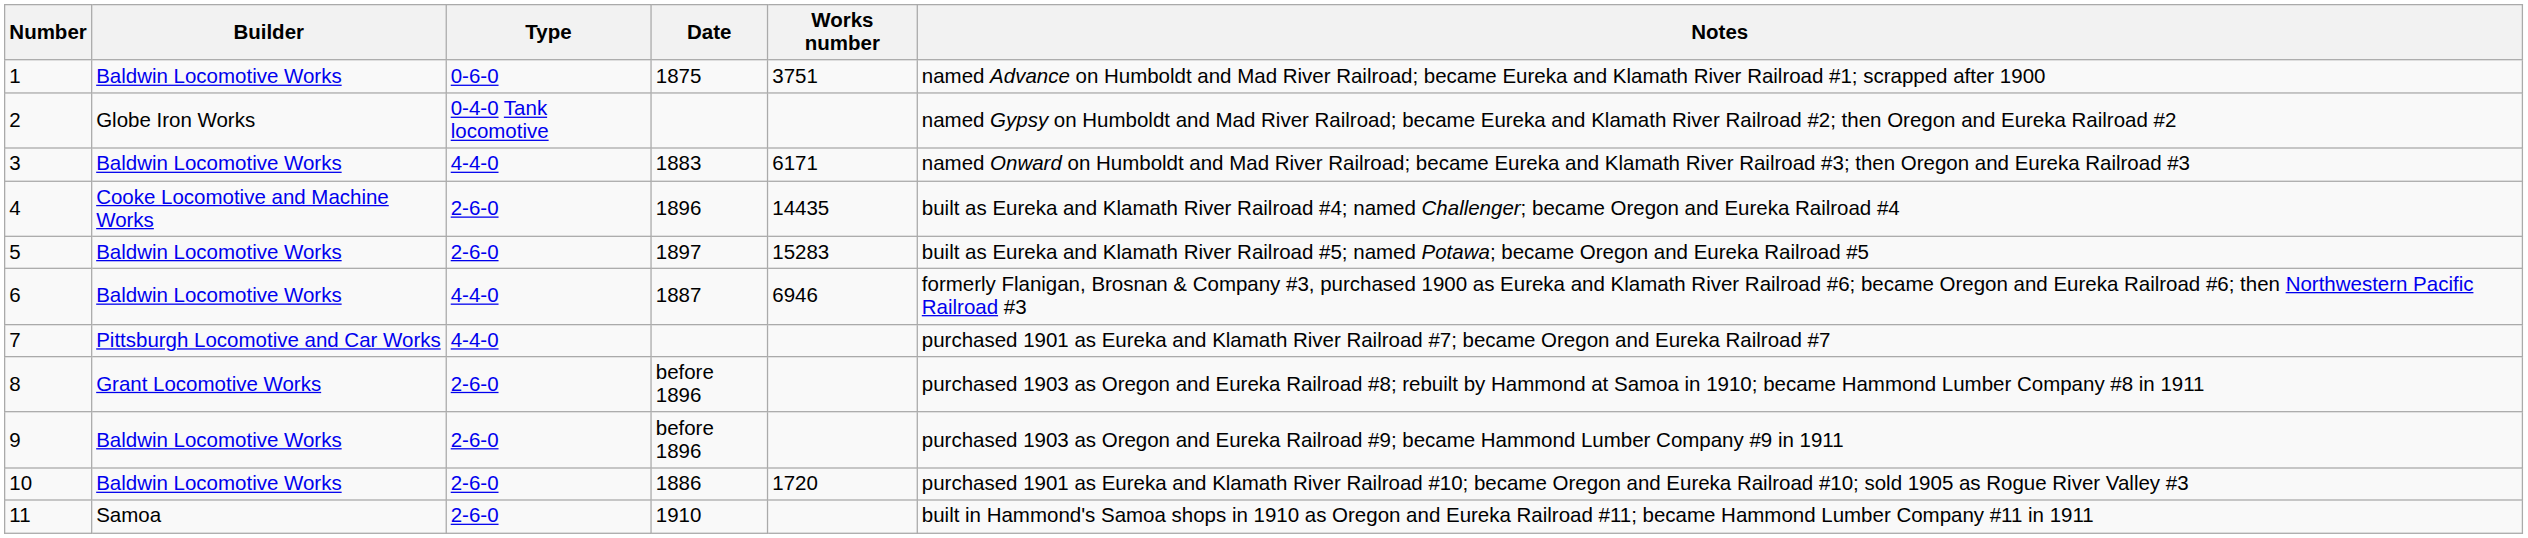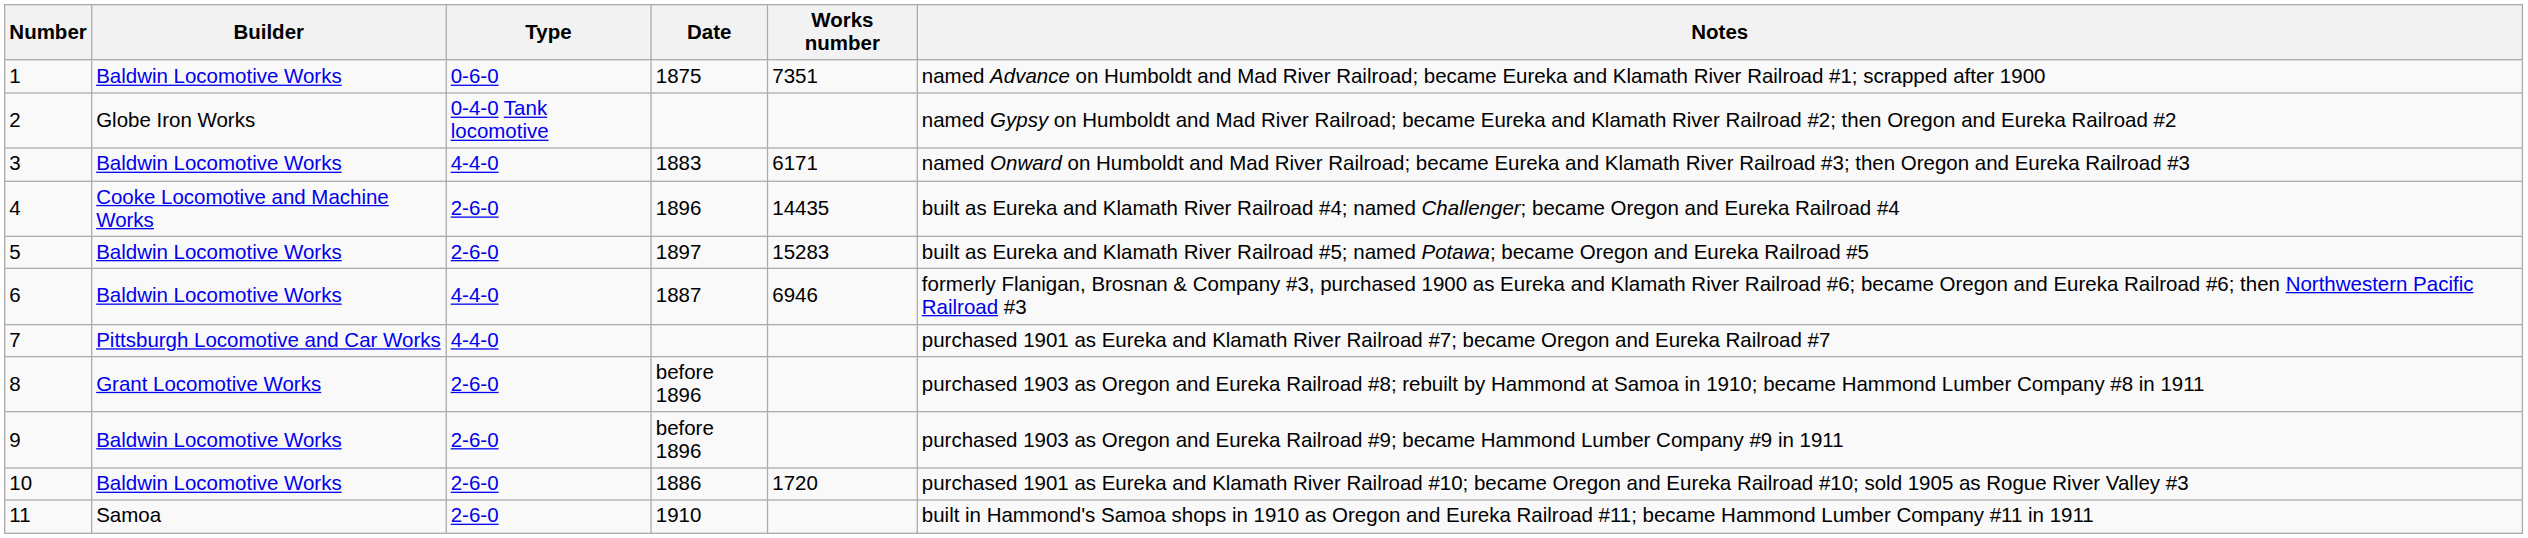(795, 76) 3751 -> (795, 76) 7351
